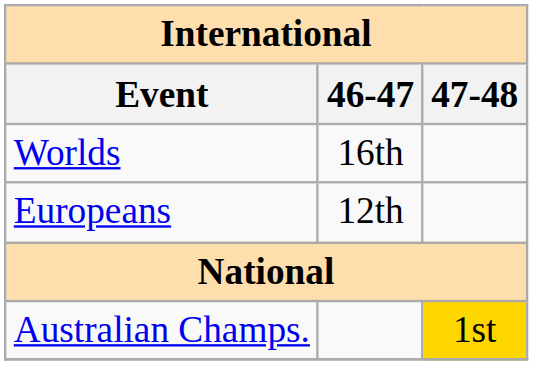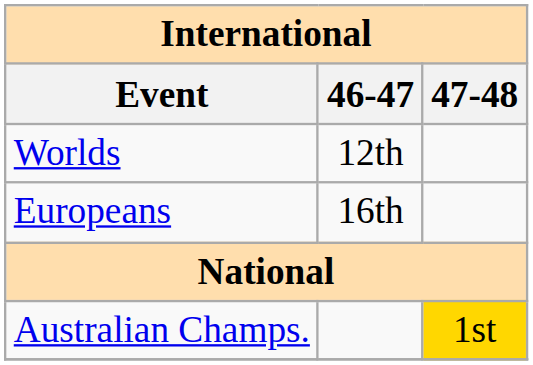(371, 152) 16th -> (371, 152) 12th
(371, 211) 12th -> (371, 211) 16th
